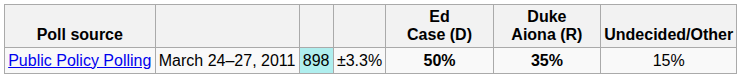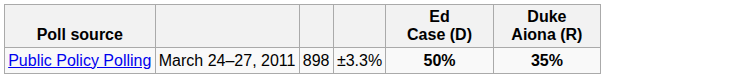- column: (669, 35)
(316, 60) paleturquoise background -> (316, 60) no background
